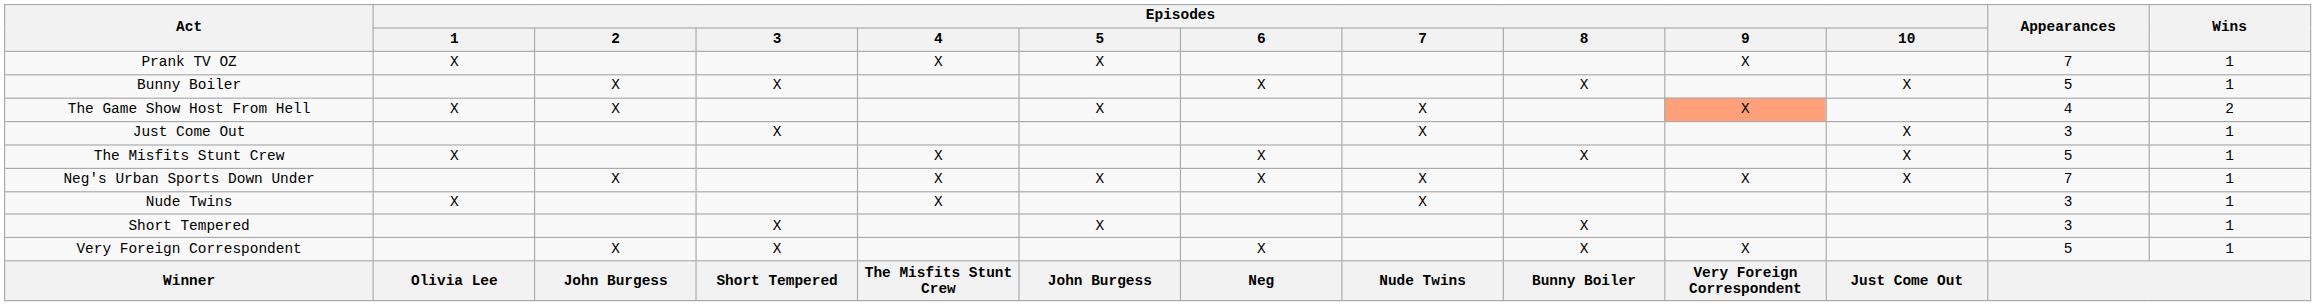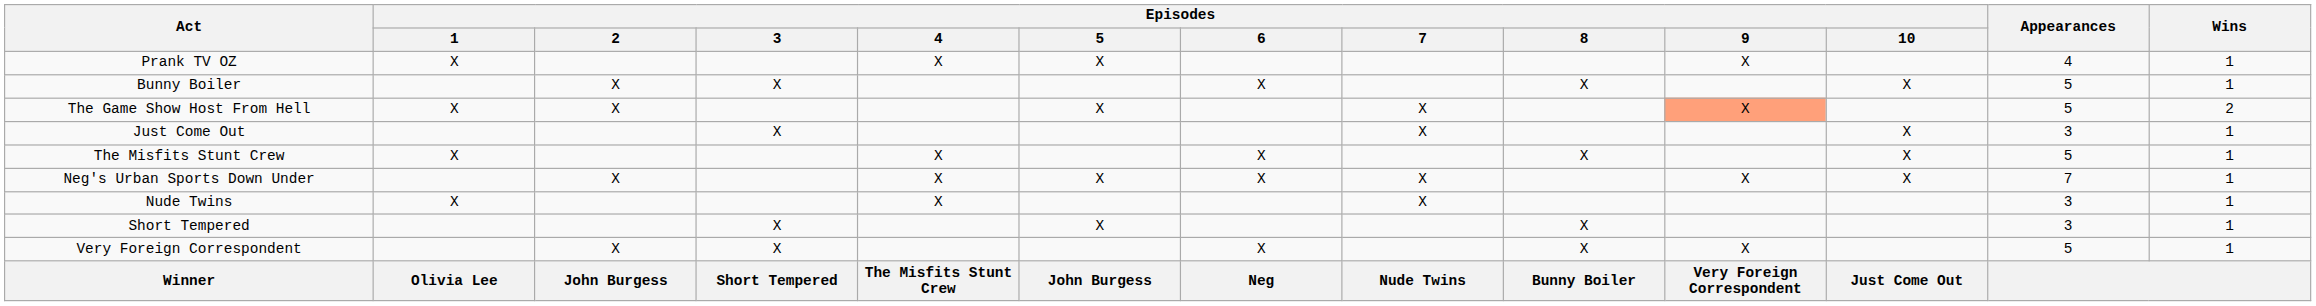(2068, 63) 7 -> (2068, 63) 4
(2068, 110) 4 -> (2068, 110) 5
